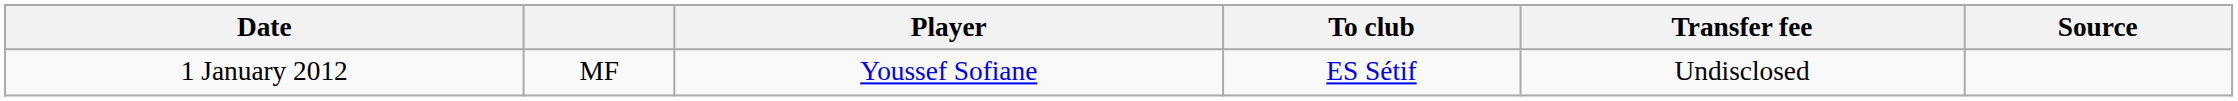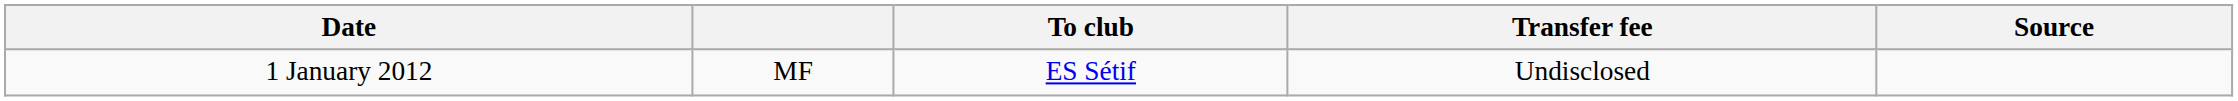- column: (949, 26)
